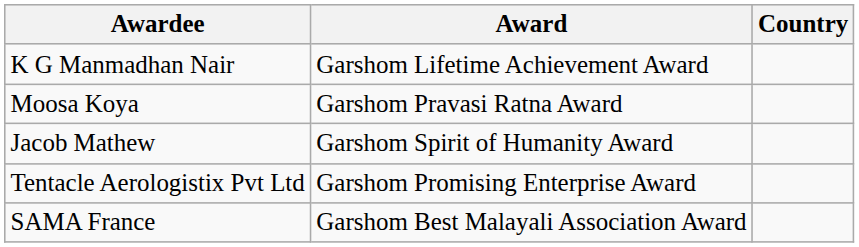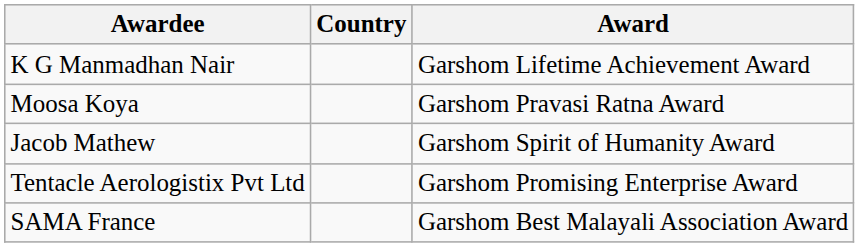columns swapped: (531, 24) <-> (803, 24)
